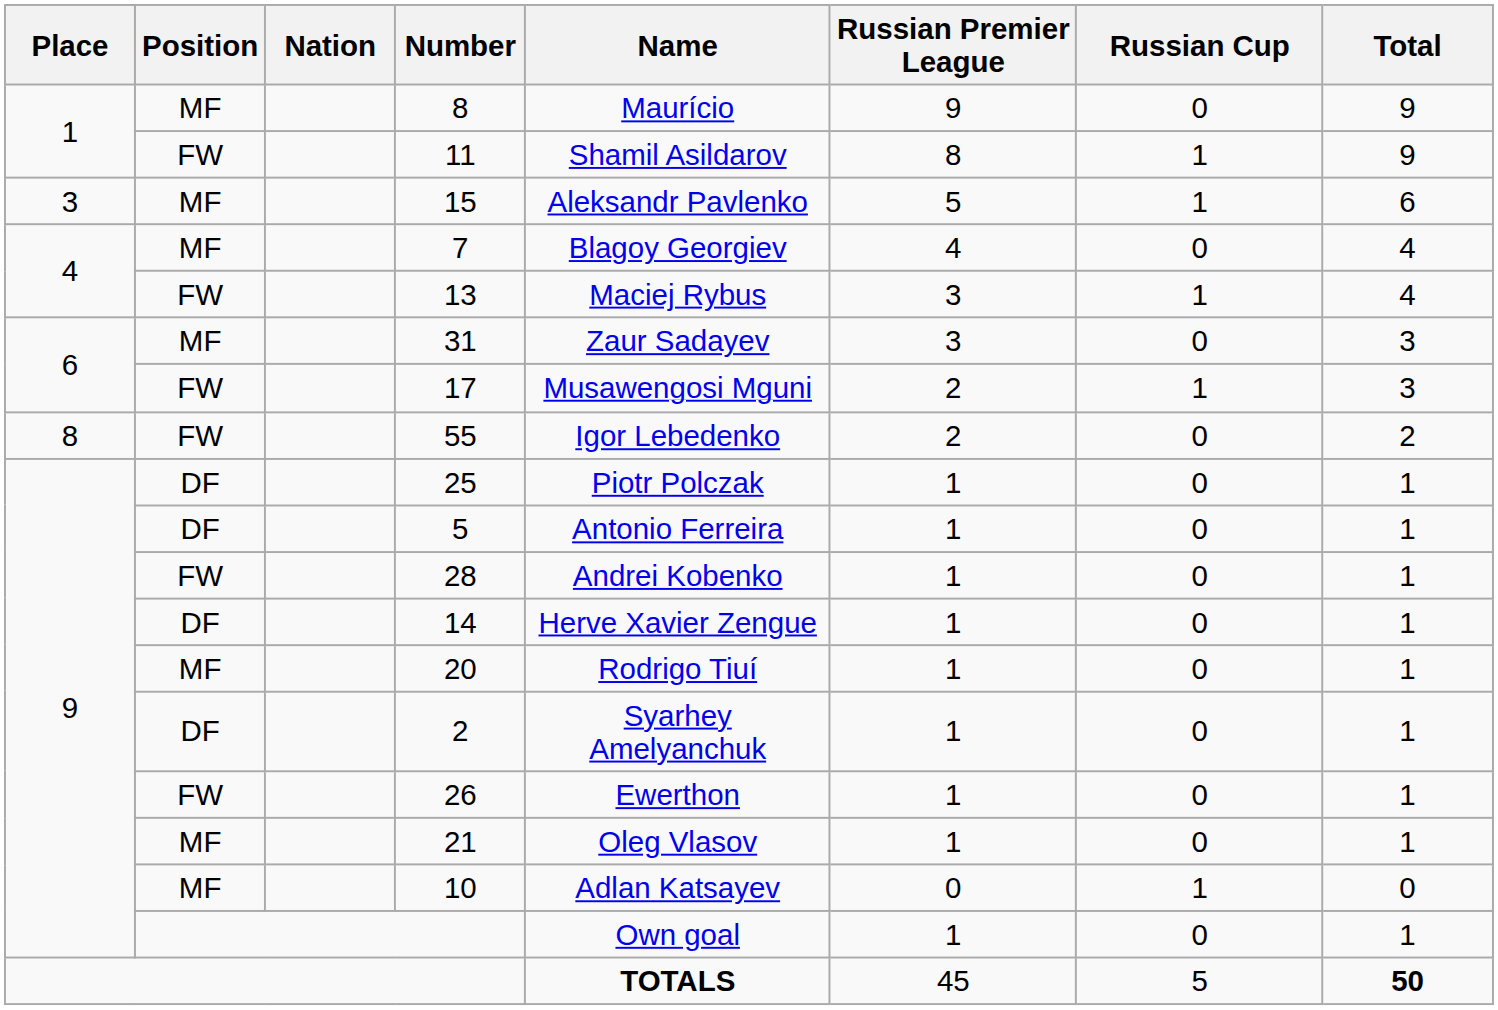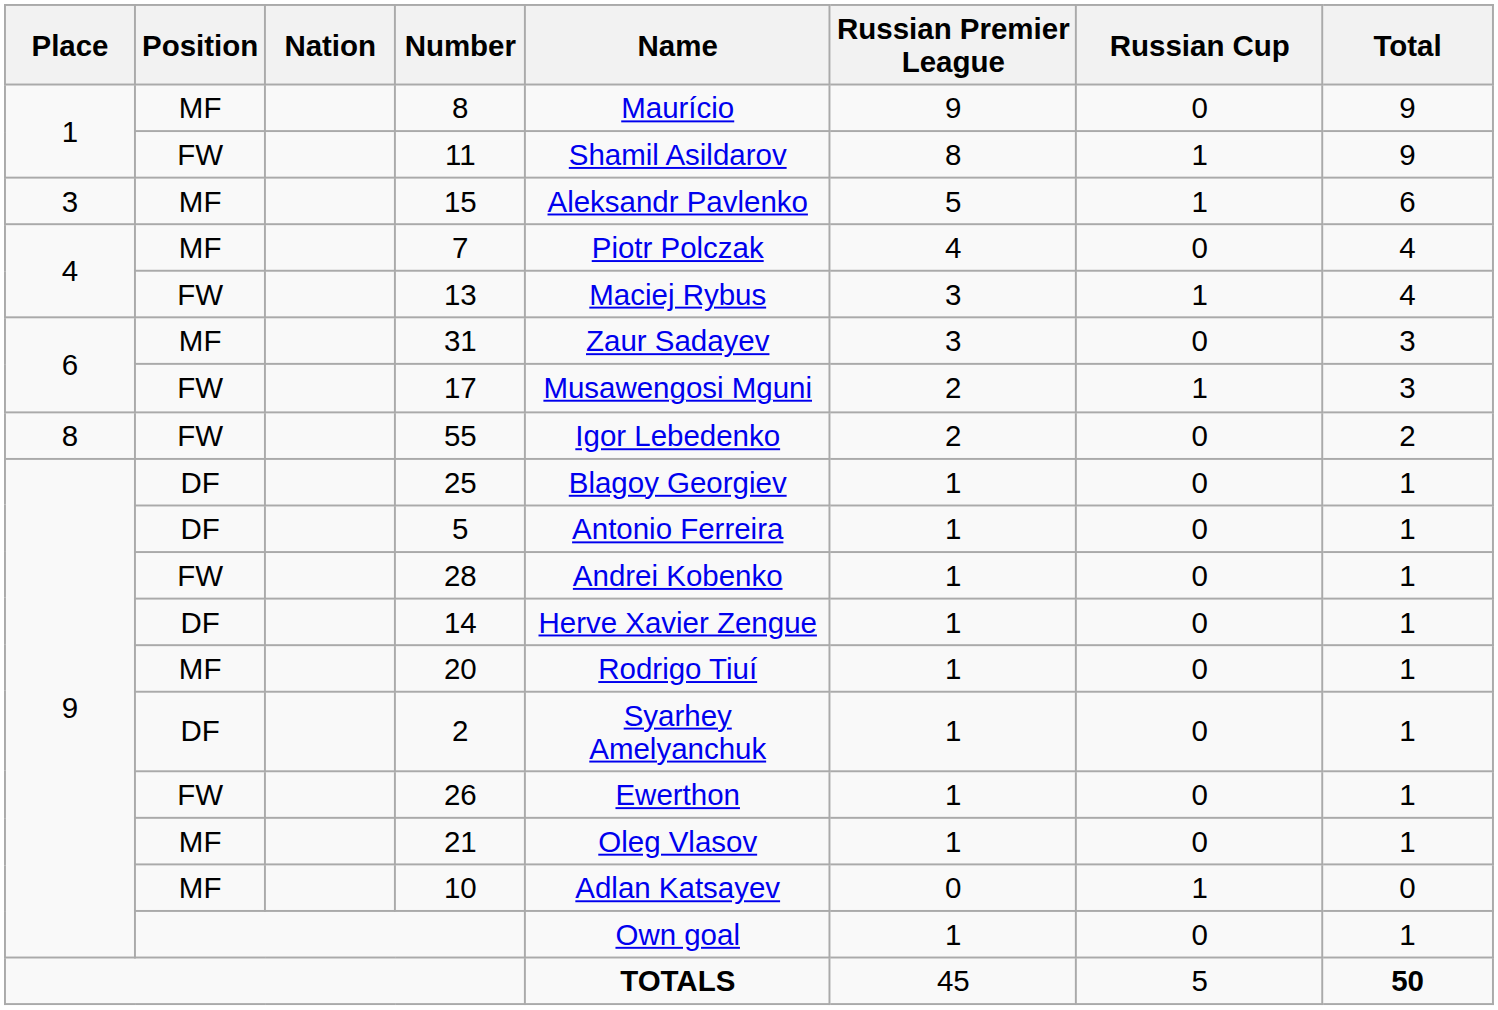(678, 248) Blagoy Georgiev -> (678, 248) Piotr Polczak
(678, 482) Piotr Polczak -> (678, 482) Blagoy Georgiev
